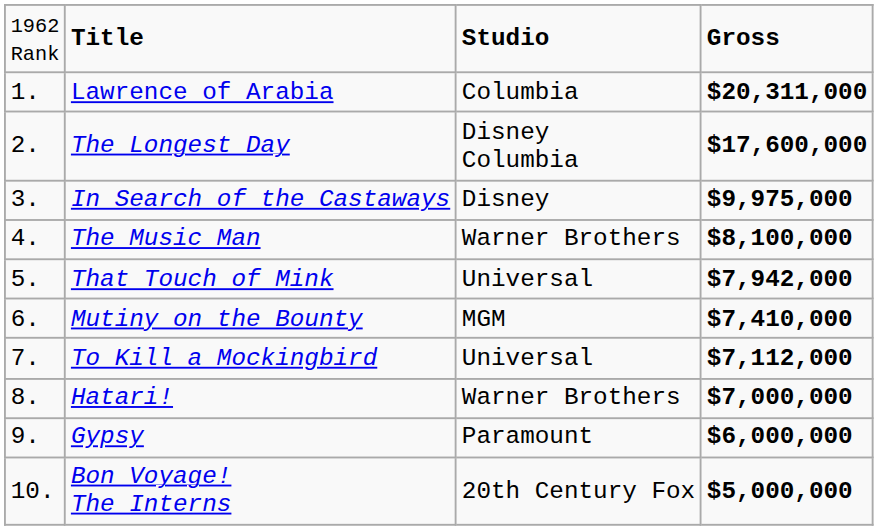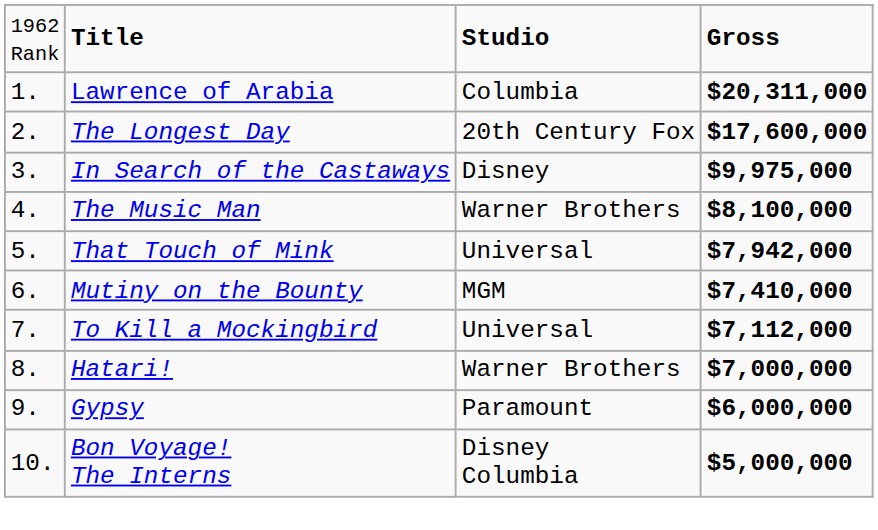(520, 146) Disney Columbia -> (579, 132) 20th Century Fox
(579, 491) 20th Century Fox -> (520, 463) Disney Columbia
